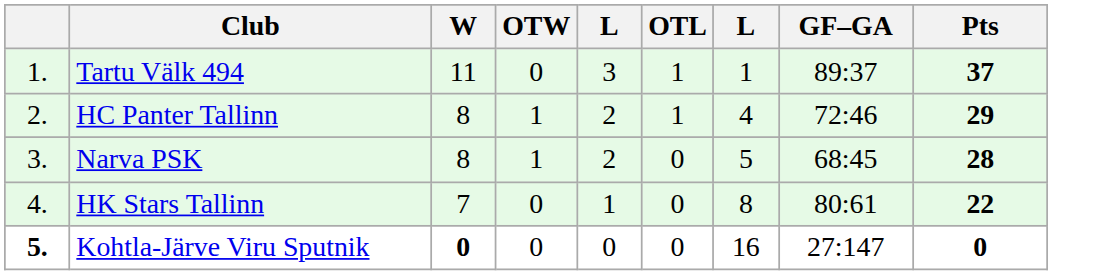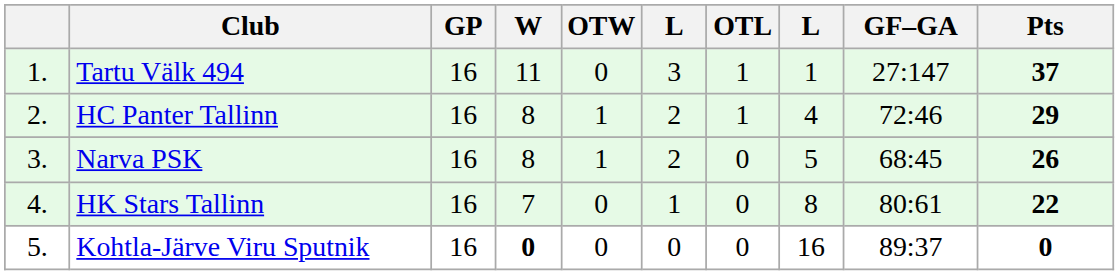+ column: (463, 26)
(846, 70) 89:37 -> (911, 70) 27:147
(980, 159) 28 -> (1045, 159) 26
(37, 247) bold -> (37, 247) normal
(846, 247) 27:147 -> (911, 247) 89:37
